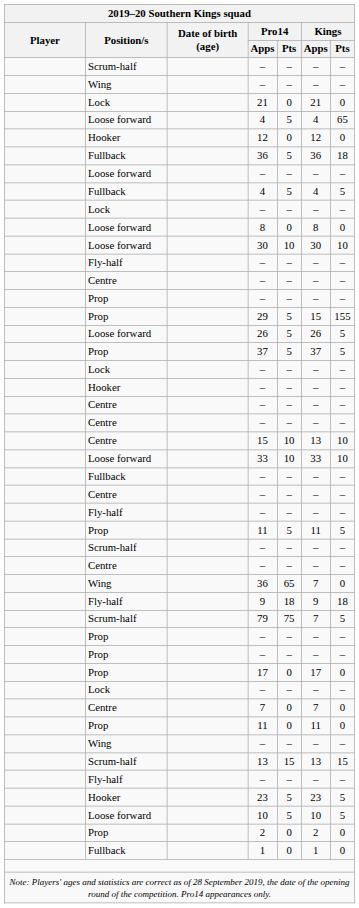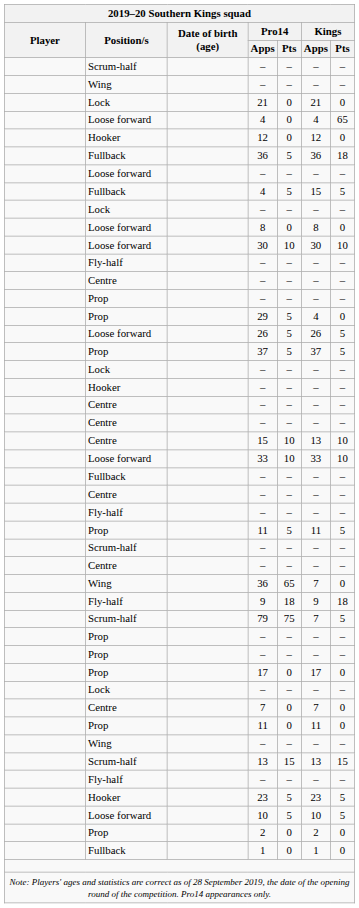(289, 120) 5 -> (289, 120) 0
(316, 191) 4 -> (316, 191) 15
(316, 316) 15 -> (316, 316) 4
(342, 316) 155 -> (343, 316) 0
